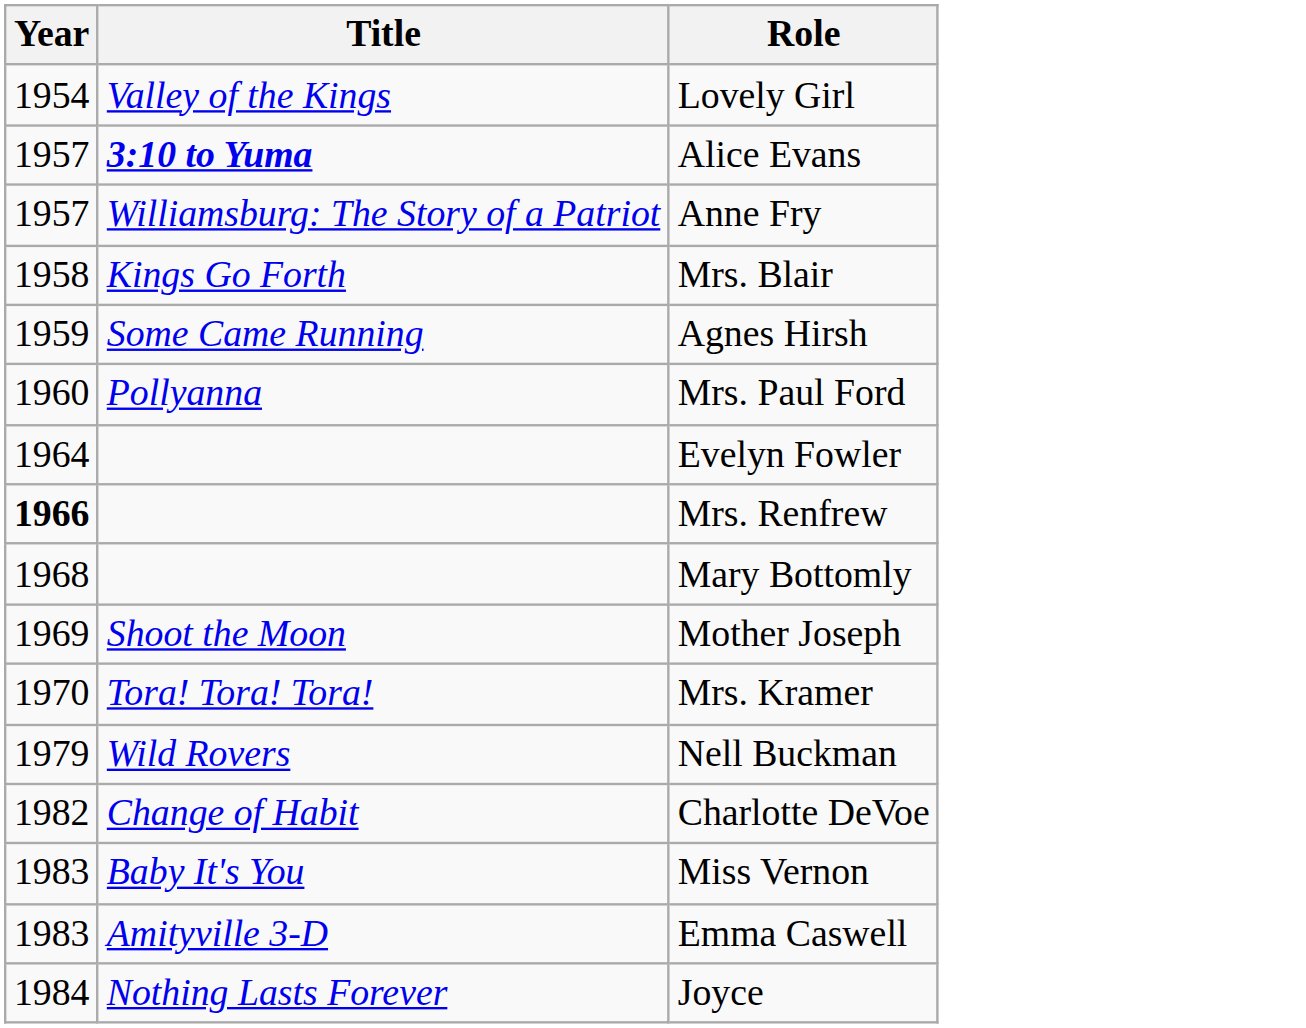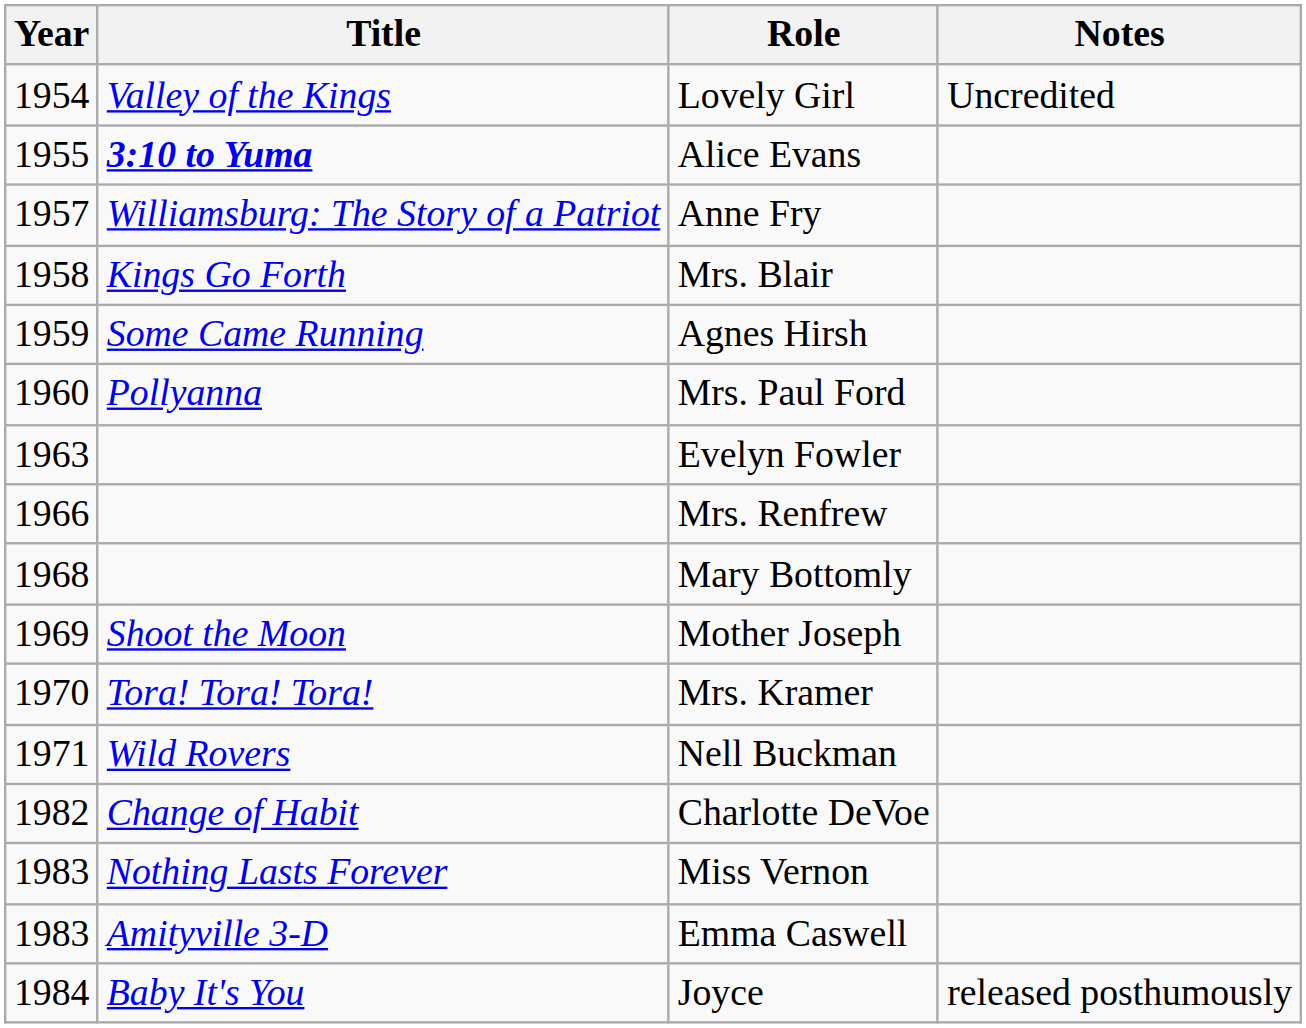+ column: (1120, 34)
(52, 154) 1957 -> (52, 154) 1955
(52, 453) 1964 -> (52, 453) 1963
(52, 513) bold -> (52, 513) normal
(52, 753) 1979 -> (52, 753) 1971
(206, 872) Baby It's You -> (277, 872) Nothing Lasts Forever
(277, 992) Nothing Lasts Forever -> (206, 992) Baby It's You
